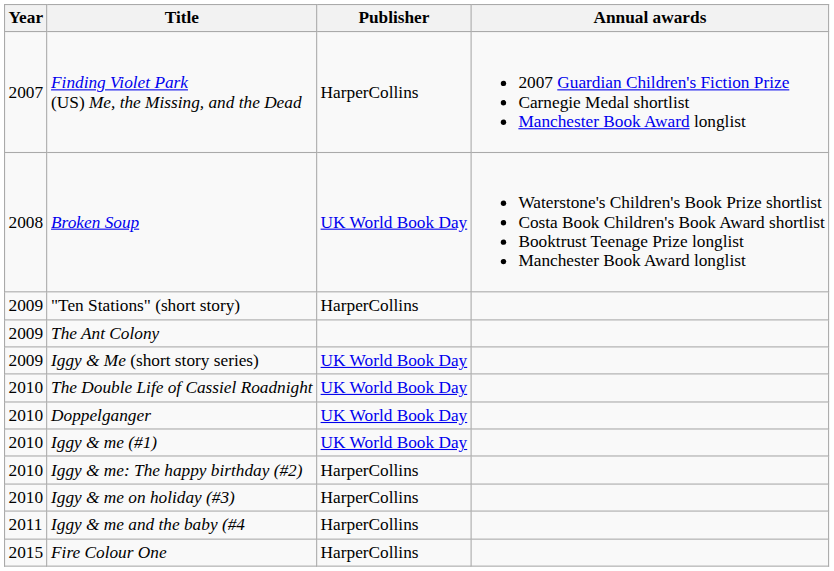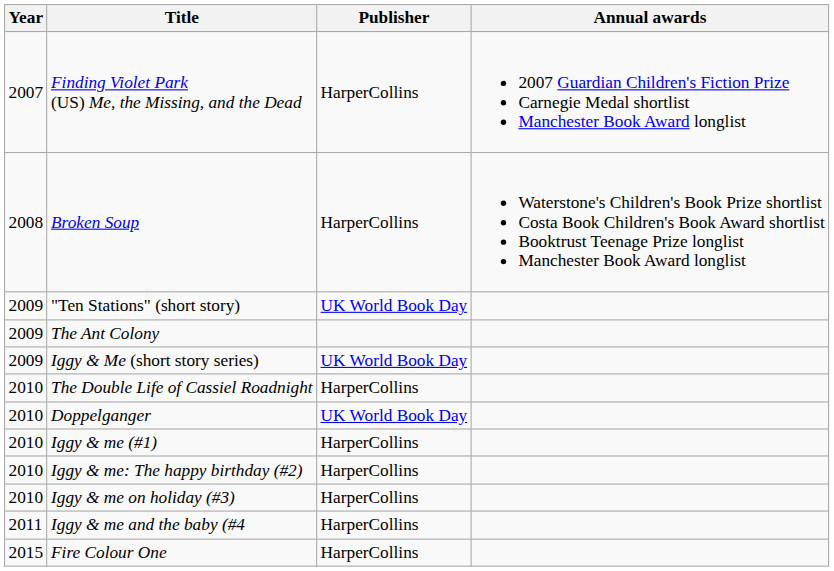(394, 222) UK World Book Day -> (370, 222) HarperCollins
(370, 305) HarperCollins -> (394, 305) UK World Book Day
(394, 387) UK World Book Day -> (370, 387) HarperCollins
(394, 442) UK World Book Day -> (370, 442) HarperCollins
